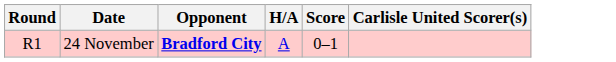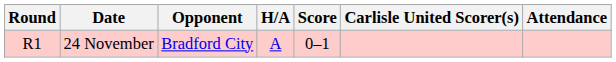+ column: (567, 17)
(211, 43) bold -> (207, 43) normal
